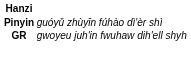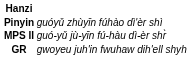+ row: (19, 36)
